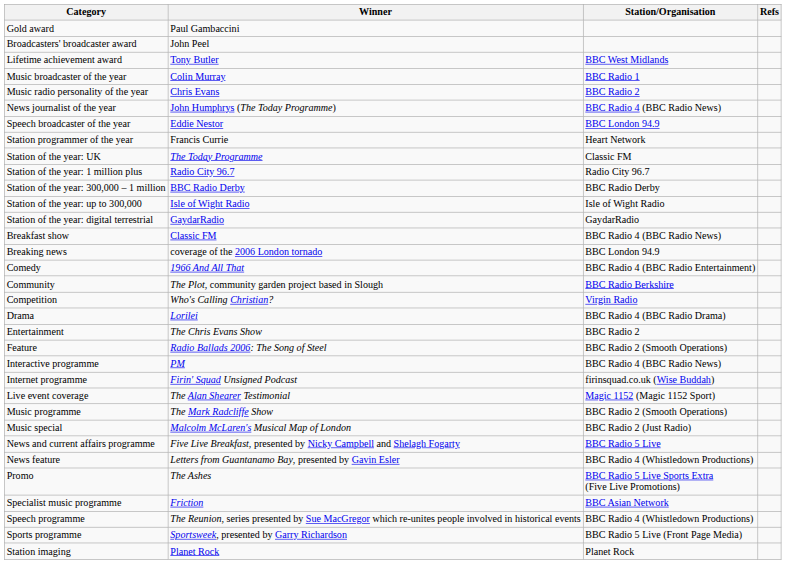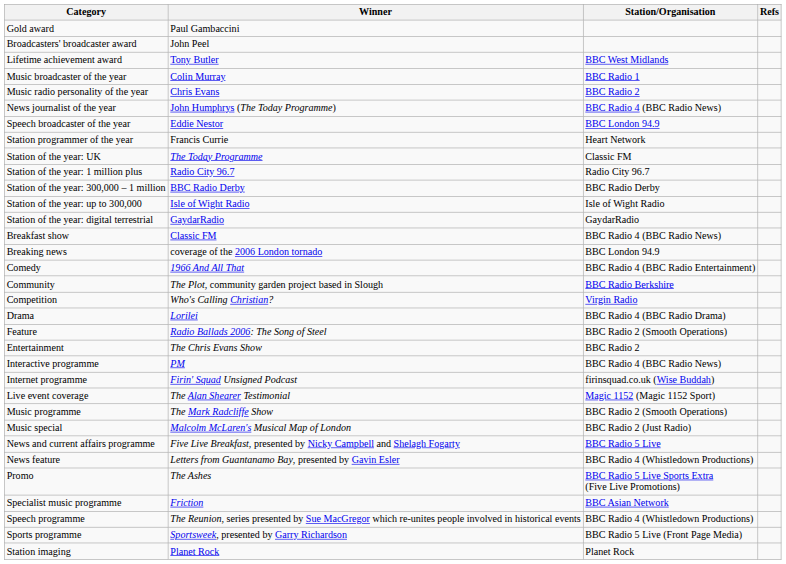rows swapped: (35, 332) <-> (22, 348)
